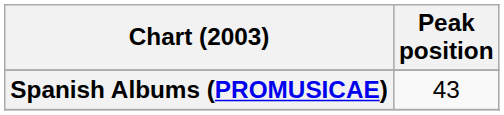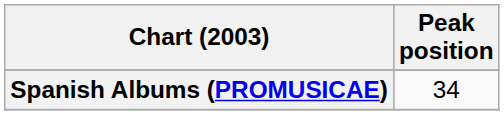(446, 89) 43 -> (446, 89) 34
